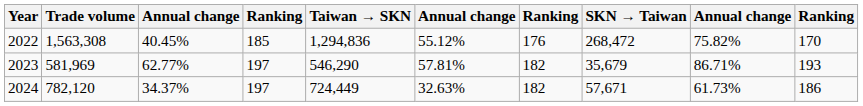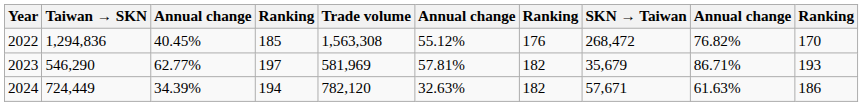columns swapped: (90, 16) <-> (360, 16)
(717, 40) 75.82% -> (717, 40) 76.82%
(165, 88) 34.37% -> (177, 88) 34.39%
(258, 88) 197 -> (270, 88) 194
(717, 88) 61.73% -> (717, 88) 61.63%
